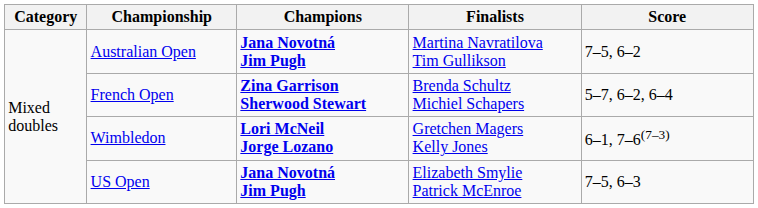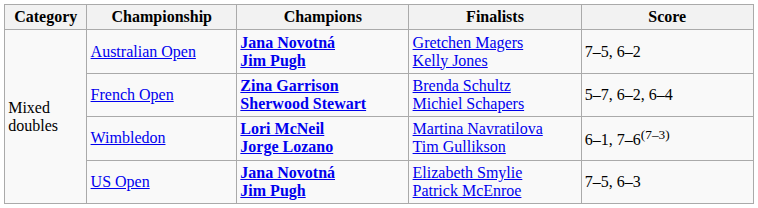(478, 51) Martina Navratilova Tim Gullikson -> (468, 51) Gretchen Magers Kelly Jones
(468, 138) Gretchen Magers Kelly Jones -> (478, 138) Martina Navratilova Tim Gullikson
